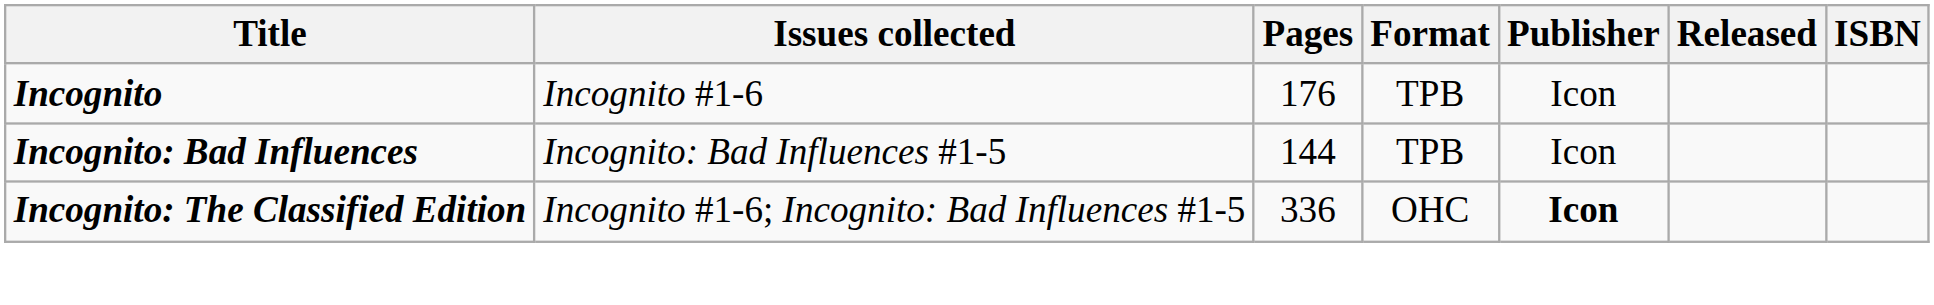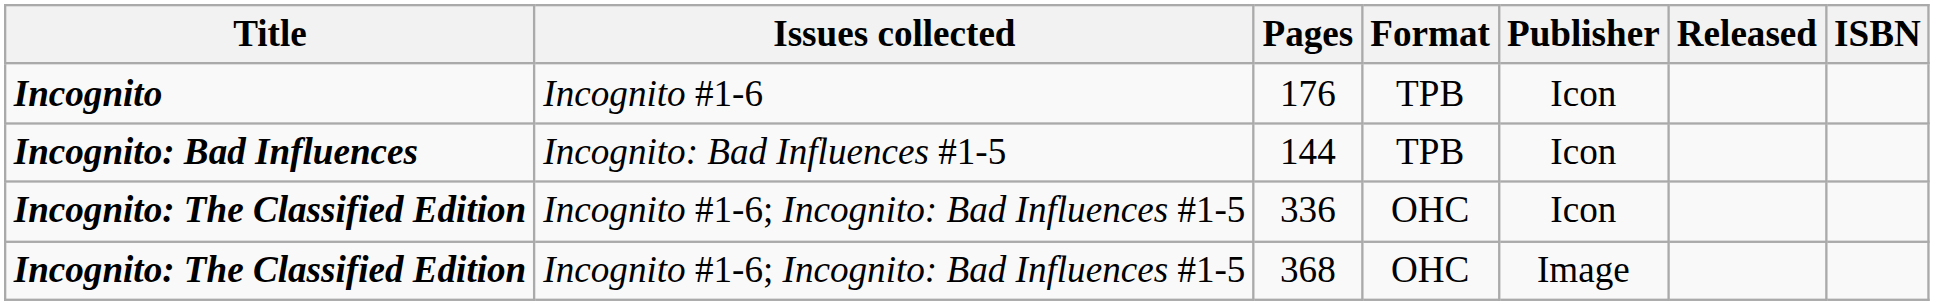(1583, 210) bold -> (1583, 210) normal
+ row: (1308, 269)
